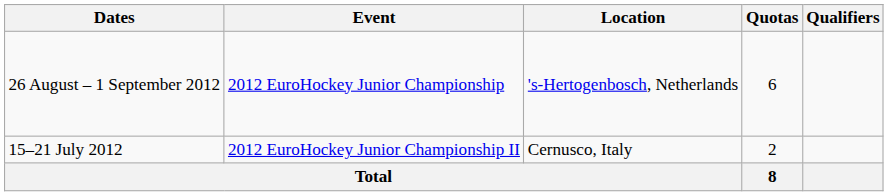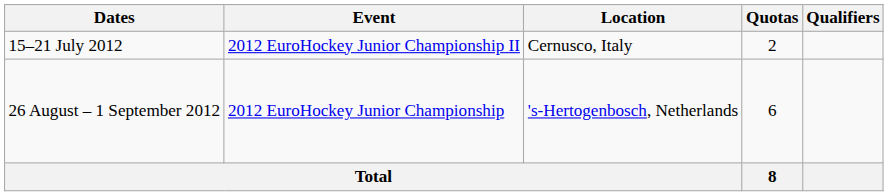rows swapped: (114, 83) <-> (66, 149)
